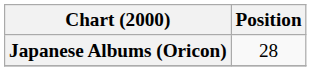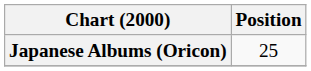(269, 50) 28 -> (269, 50) 25
